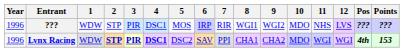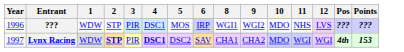- column: (224, 11)
(15, 39) 1996 -> (15, 39) 1997
(134, 39) bold -> (133, 39) normal
